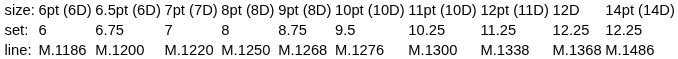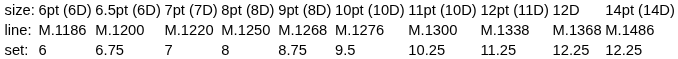rows swapped: (16, 30) <-> (18, 50)
